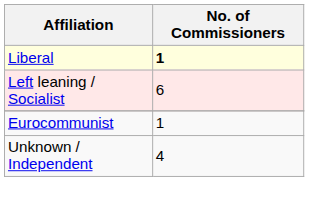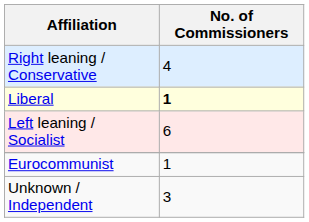+ row: (57, 66)
(160, 155) 4 -> (167, 196) 3
